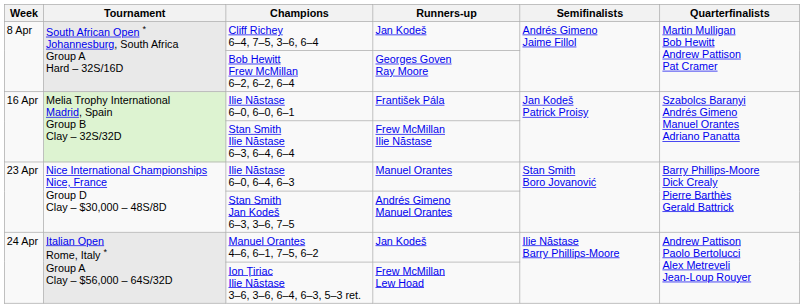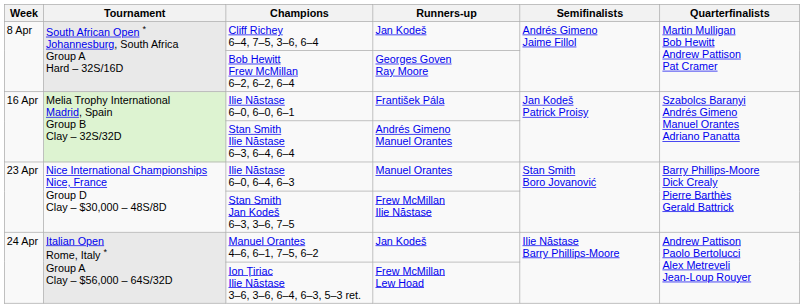(410, 136) Frew McMillan Ilie Năstase -> (414, 136) Andrés Gimeno Manuel Orantes
(414, 206) Andrés Gimeno Manuel Orantes -> (410, 206) Frew McMillan Ilie Năstase
